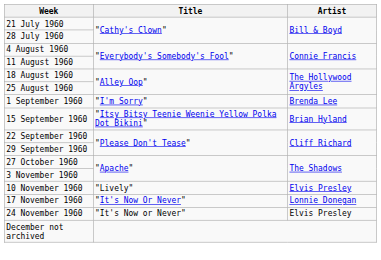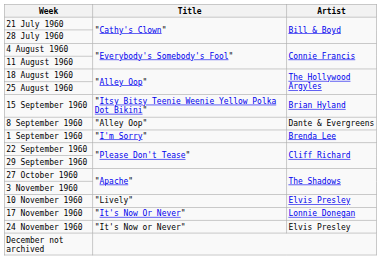rows swapped: (44, 101) <-> (47, 119)
+ row: (44, 123)
